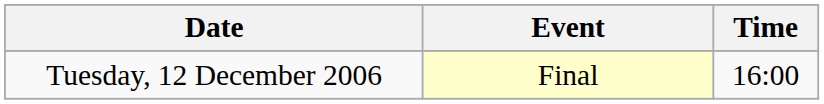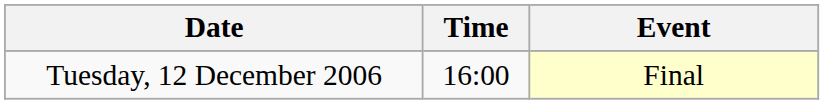columns swapped: (766, 27) <-> (568, 27)
